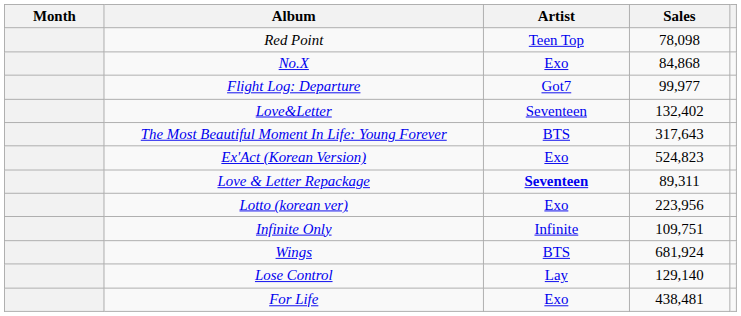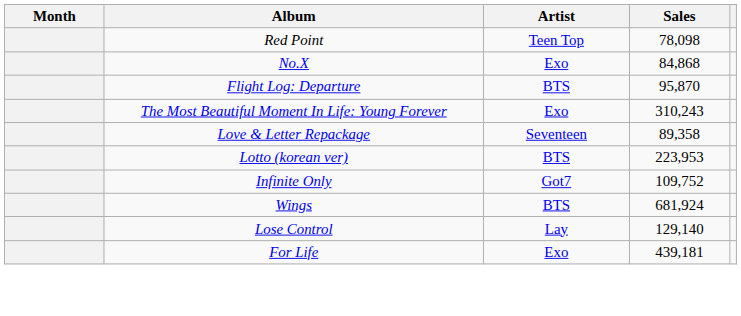(556, 87) Got7 -> (556, 87) BTS
(679, 87) 99,977 -> (679, 87) 95,870
- row: (294, 110)
(556, 134) BTS -> (556, 110) Exo
(679, 134) 317,643 -> (679, 110) 310,243
- row: (294, 157)
(556, 181) bold -> (556, 134) normal
(679, 181) 89,311 -> (679, 134) 89,358
(556, 205) Exo -> (556, 157) BTS
(679, 205) 223,956 -> (679, 157) 223,953
(556, 228) Infinite -> (556, 181) Got7
(679, 228) 109,751 -> (679, 181) 109,752
(679, 299) 438,481 -> (679, 252) 439,181
